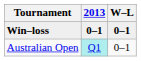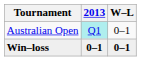rows swapped: (43, 47) <-> (28, 30)
